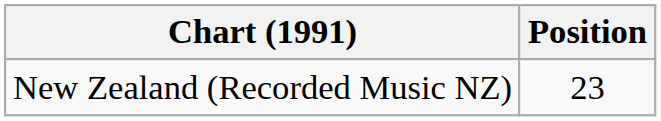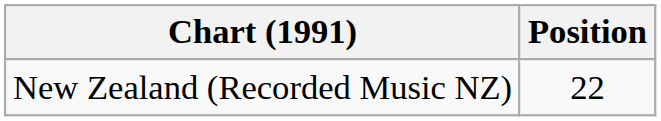(588, 86) 23 -> (588, 86) 22
